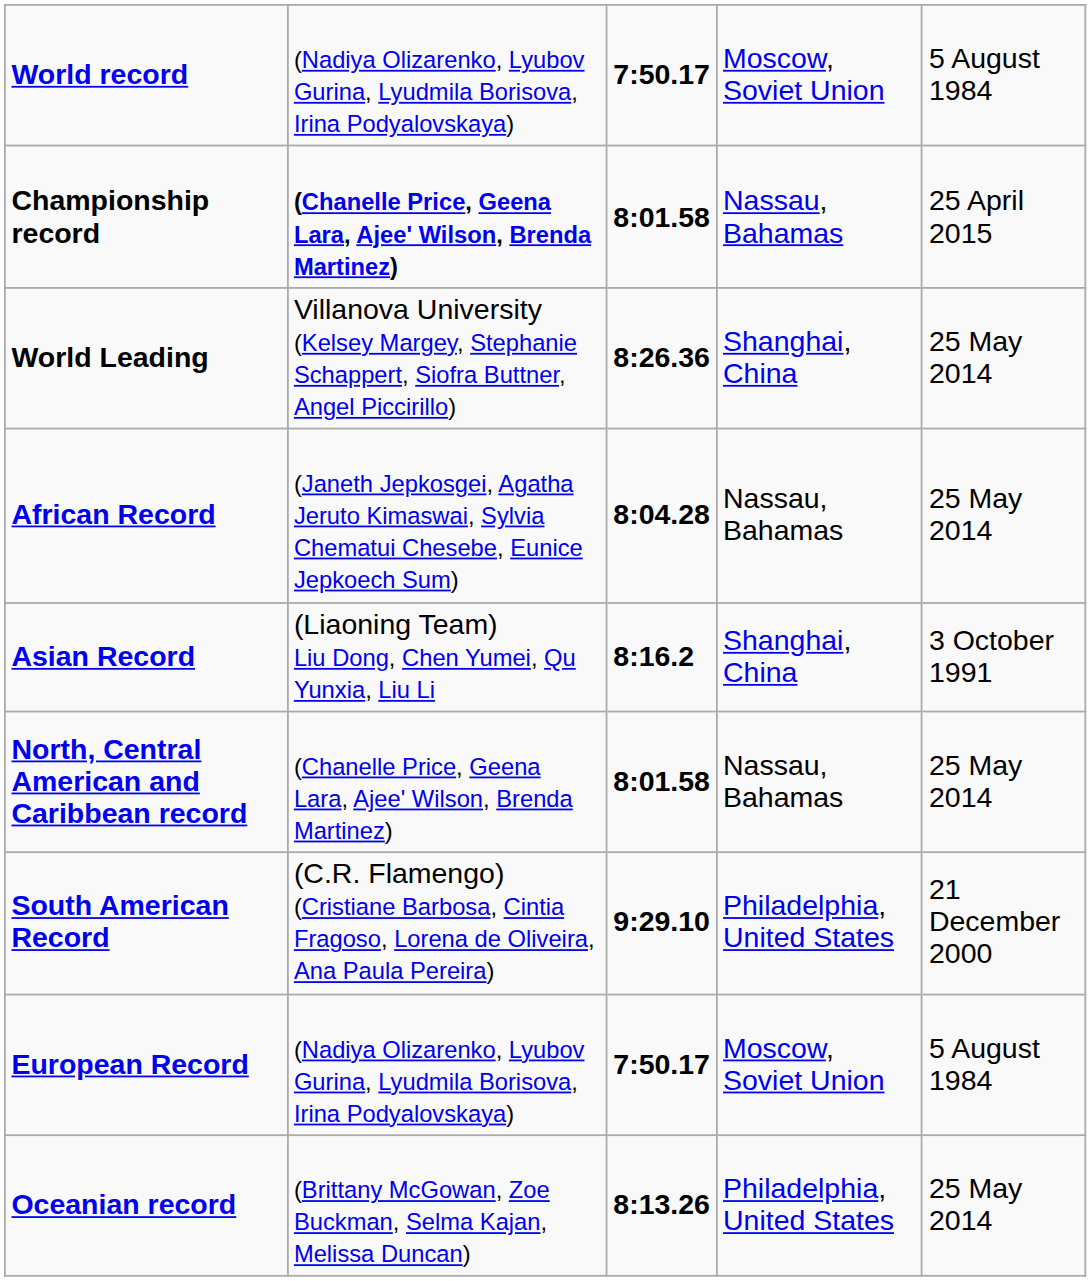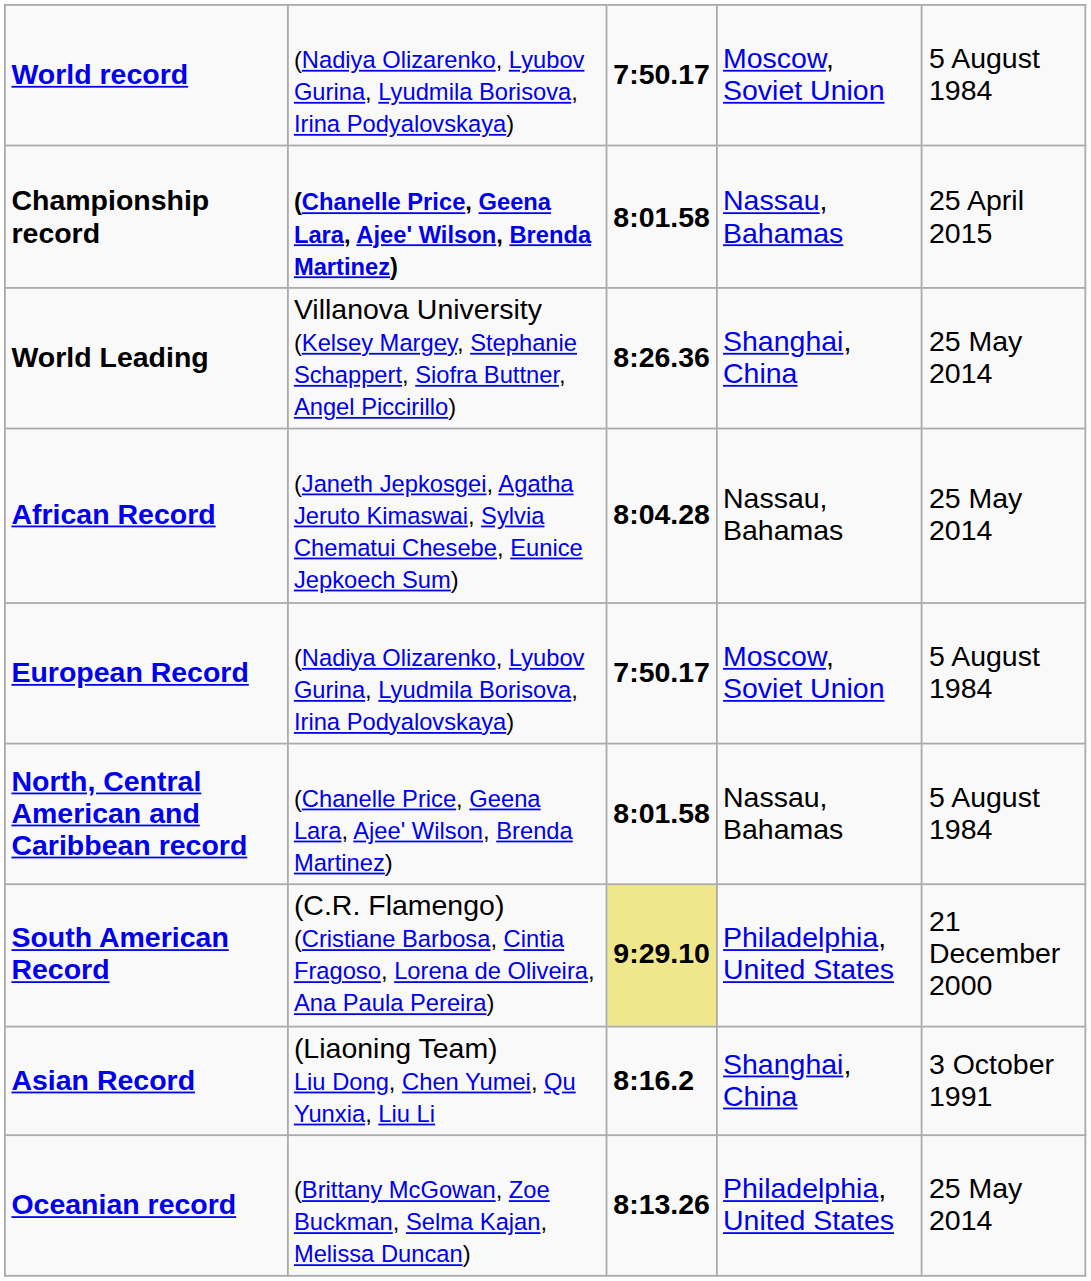rows swapped: (103, 656) <-> (130, 1064)
(976, 781) 25 May 2014 -> (984, 813) 5 August 1984
(662, 922) no background -> (662, 954) khaki background
